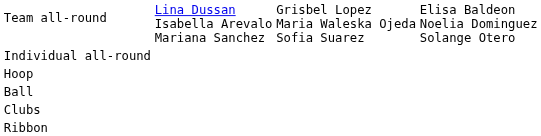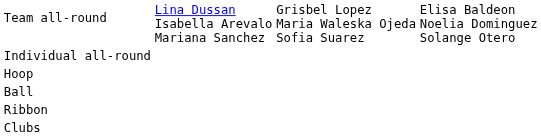rows swapped: (22, 110) <-> (26, 127)
